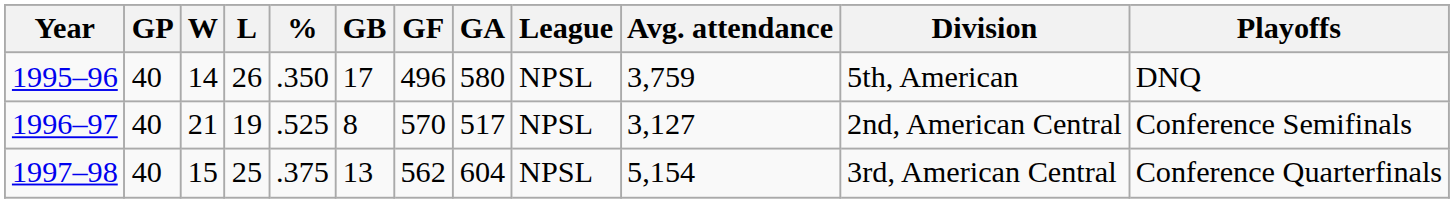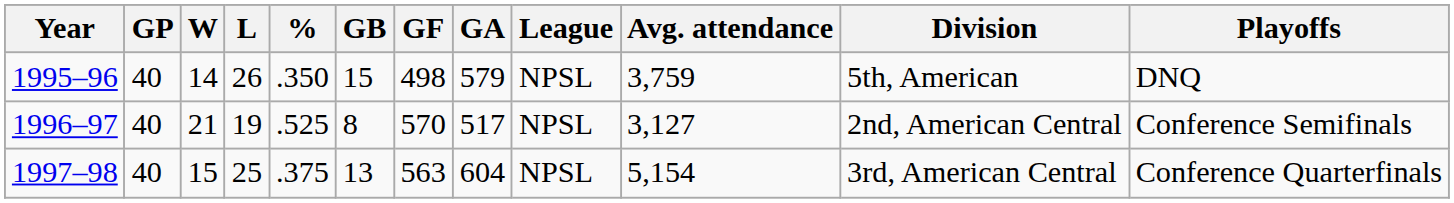(358, 76) 17 -> (358, 76) 15
(423, 76) 496 -> (423, 76) 498
(482, 76) 580 -> (482, 76) 579
(423, 172) 562 -> (423, 172) 563
